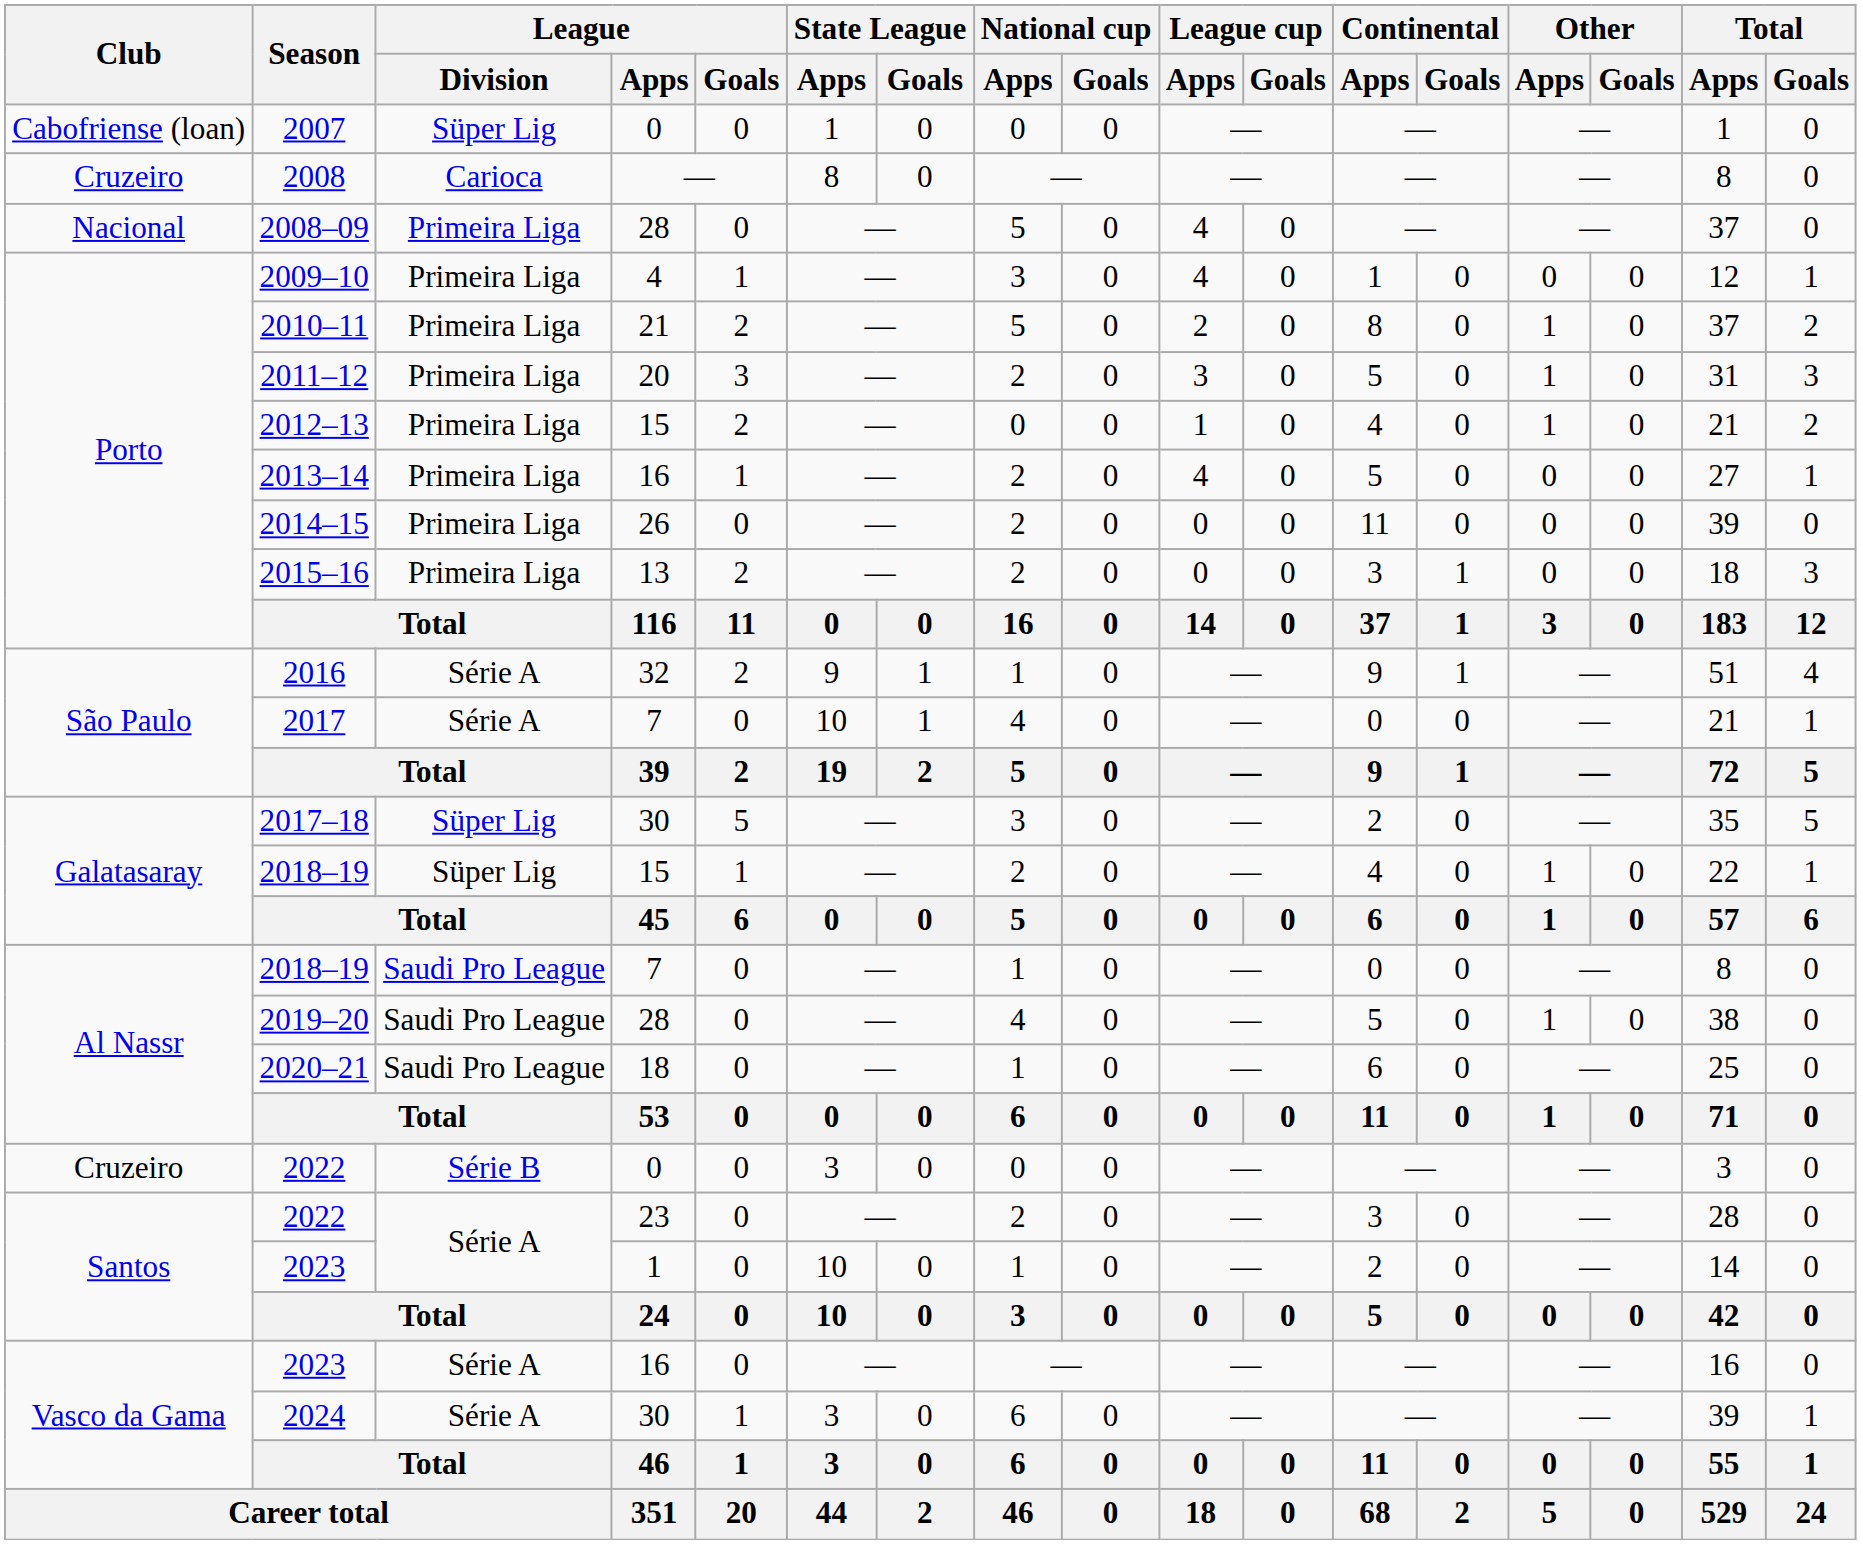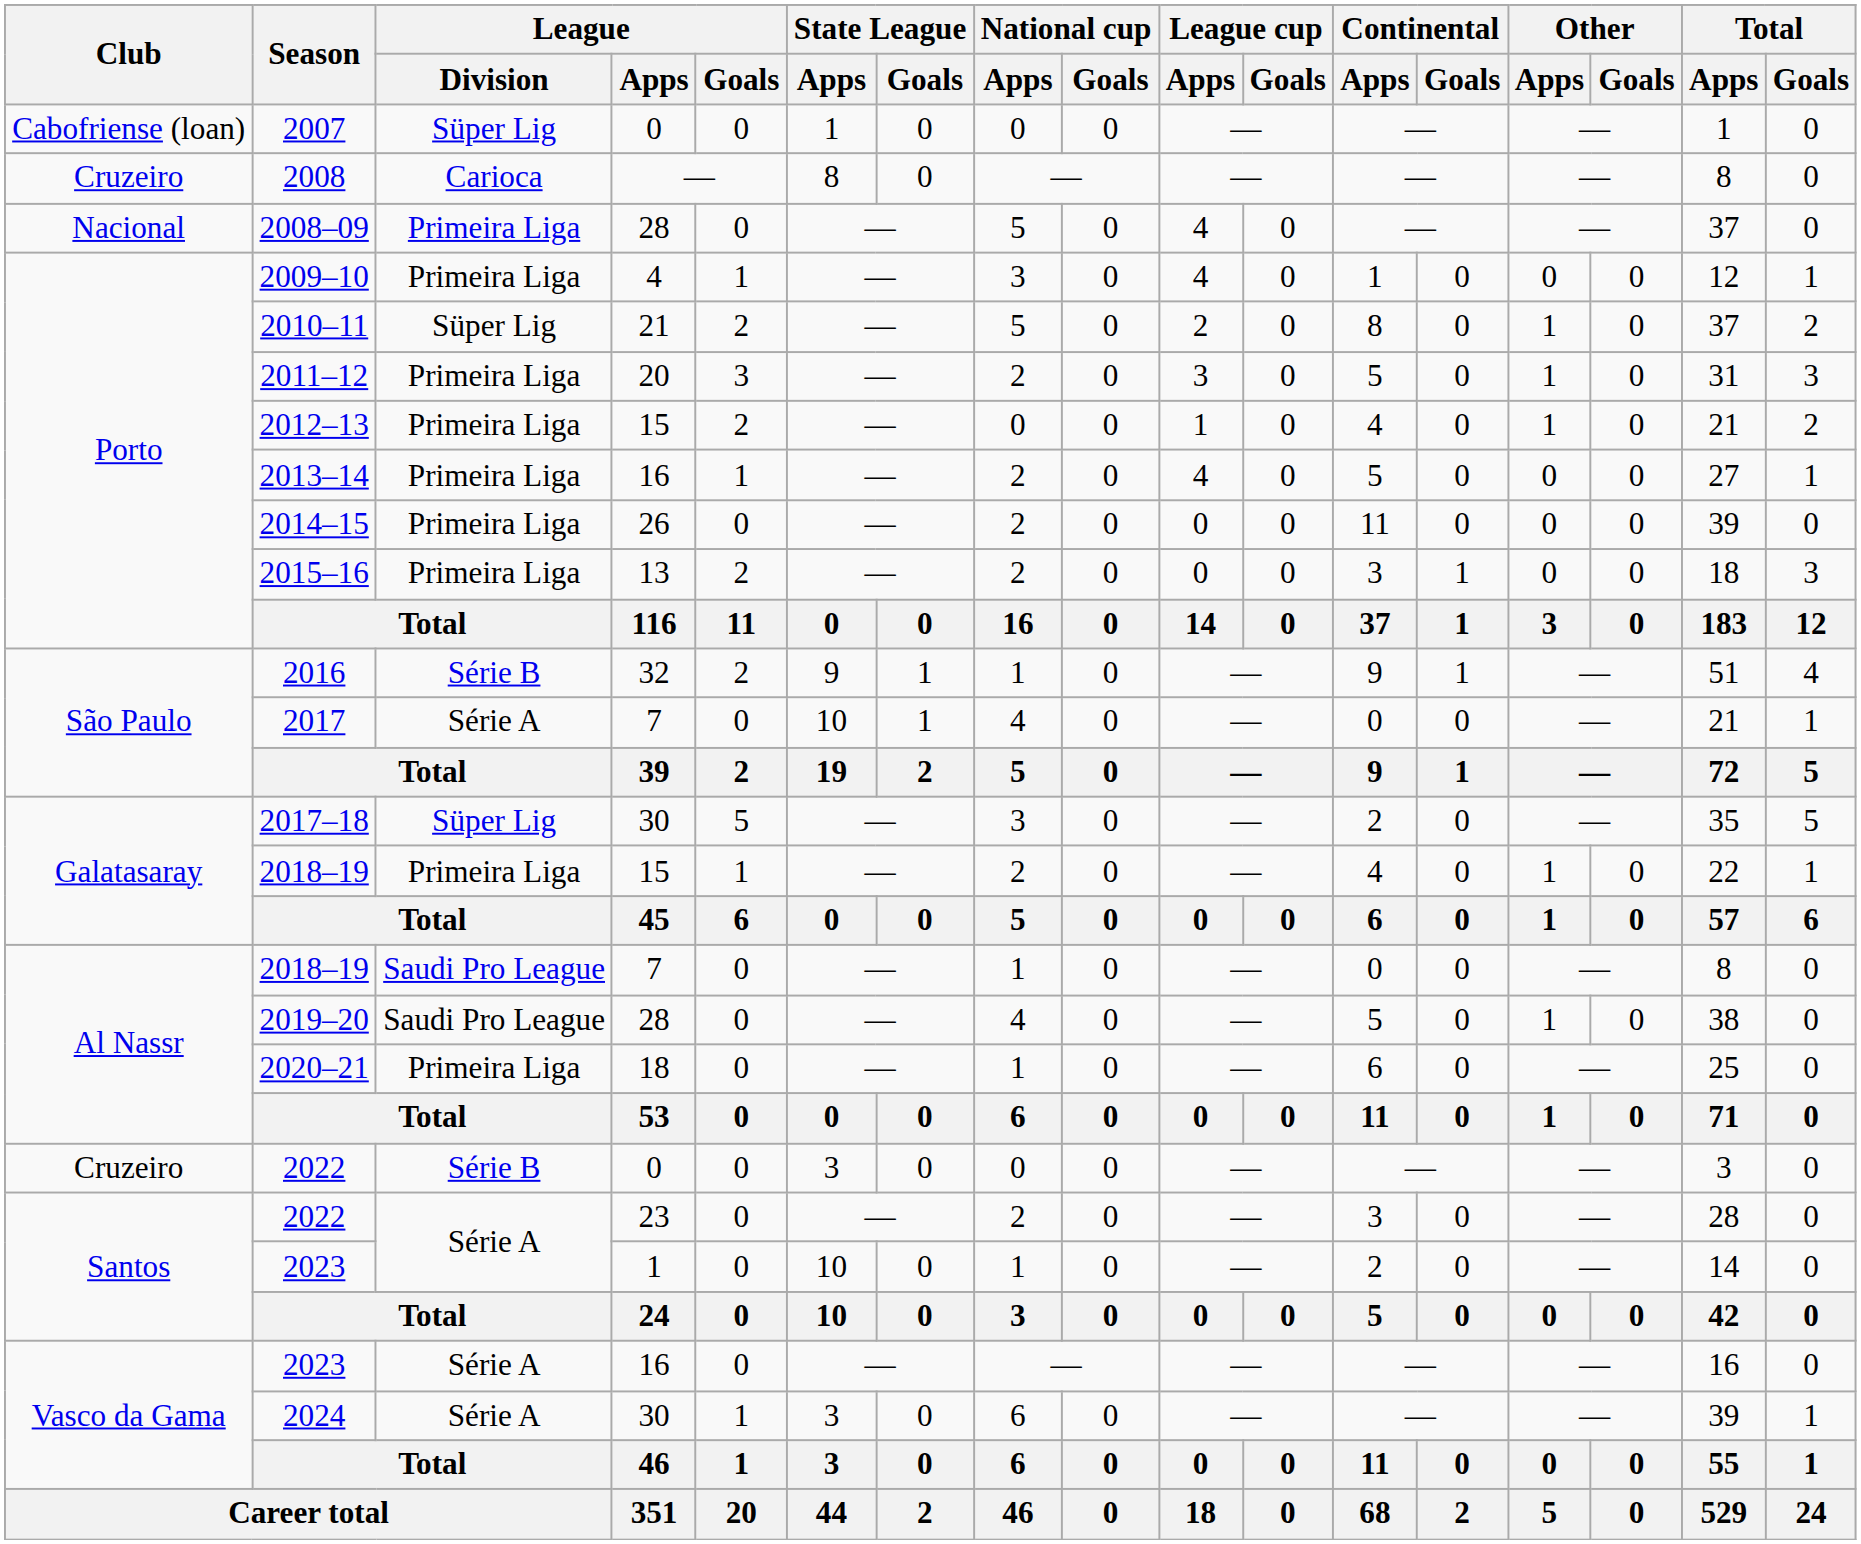(494, 326) Primeira Liga -> (494, 326) Süper Lig
(494, 672) Série A -> (494, 672) Série B
(494, 870) Süper Lig -> (494, 870) Primeira Liga
(494, 1068) Saudi Pro League -> (494, 1068) Primeira Liga
